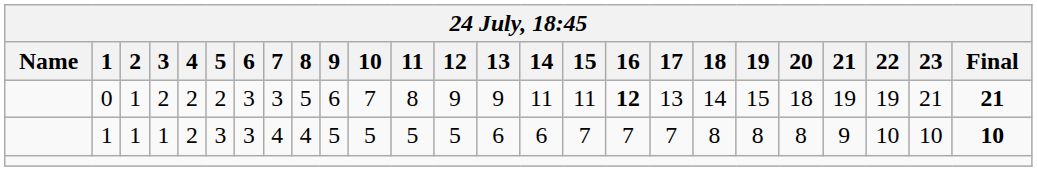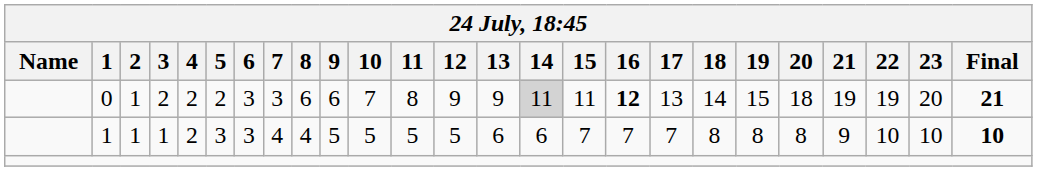(306, 98) 5 -> (306, 98) 6
(541, 98) no background -> (541, 98) lightgrey background
(931, 98) 21 -> (931, 98) 20
